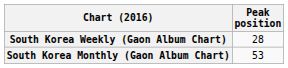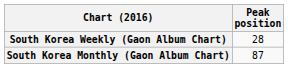(258, 55) 53 -> (258, 55) 87
